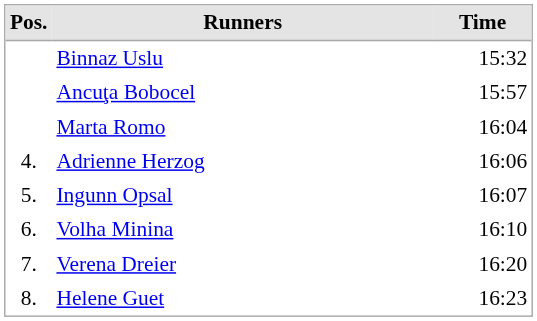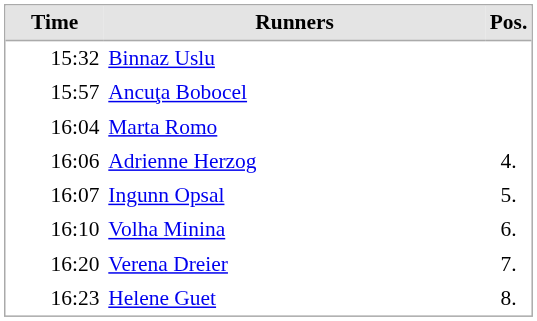columns swapped: (29, 22) <-> (483, 22)
